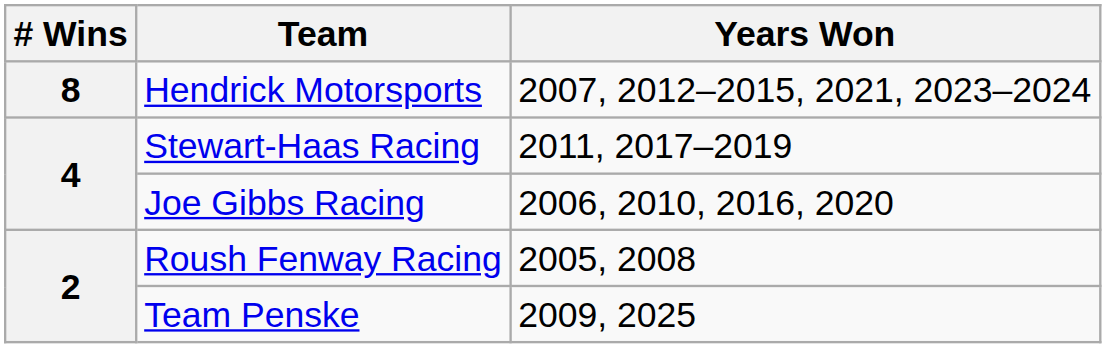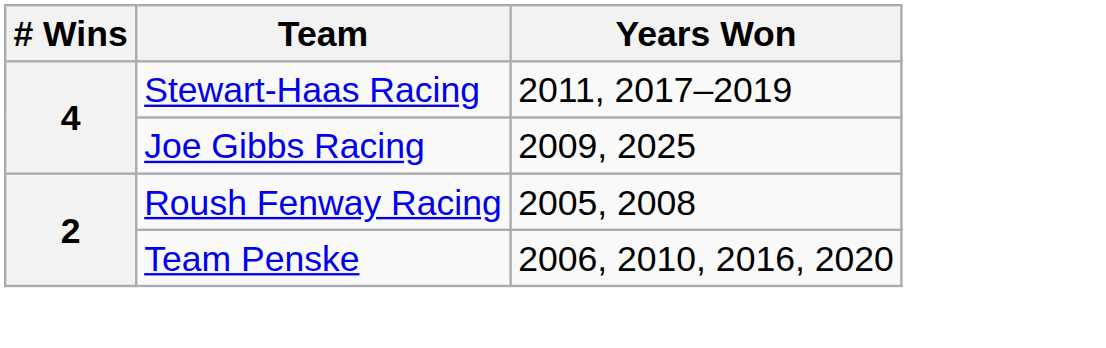- row: (313, 90)
(706, 202) 2006, 2010, 2016, 2020 -> (607, 146) 2009, 2025
(607, 315) 2009, 2025 -> (706, 259) 2006, 2010, 2016, 2020
